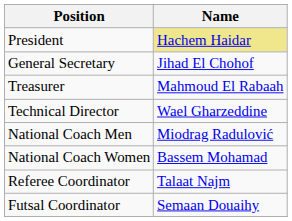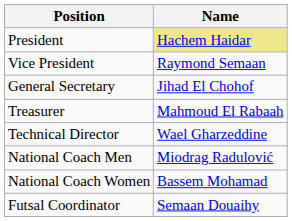+ row: (51, 63)
- row: (69, 181)
